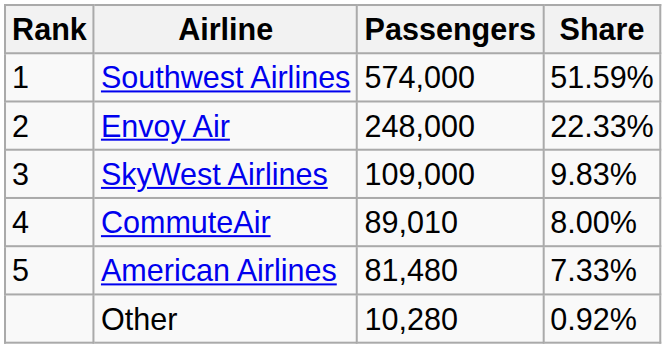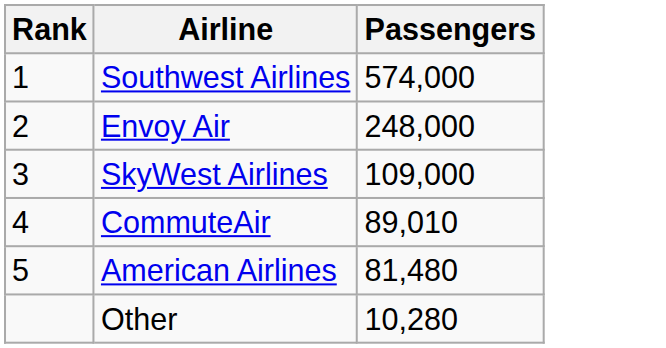- column: (602, 29)
